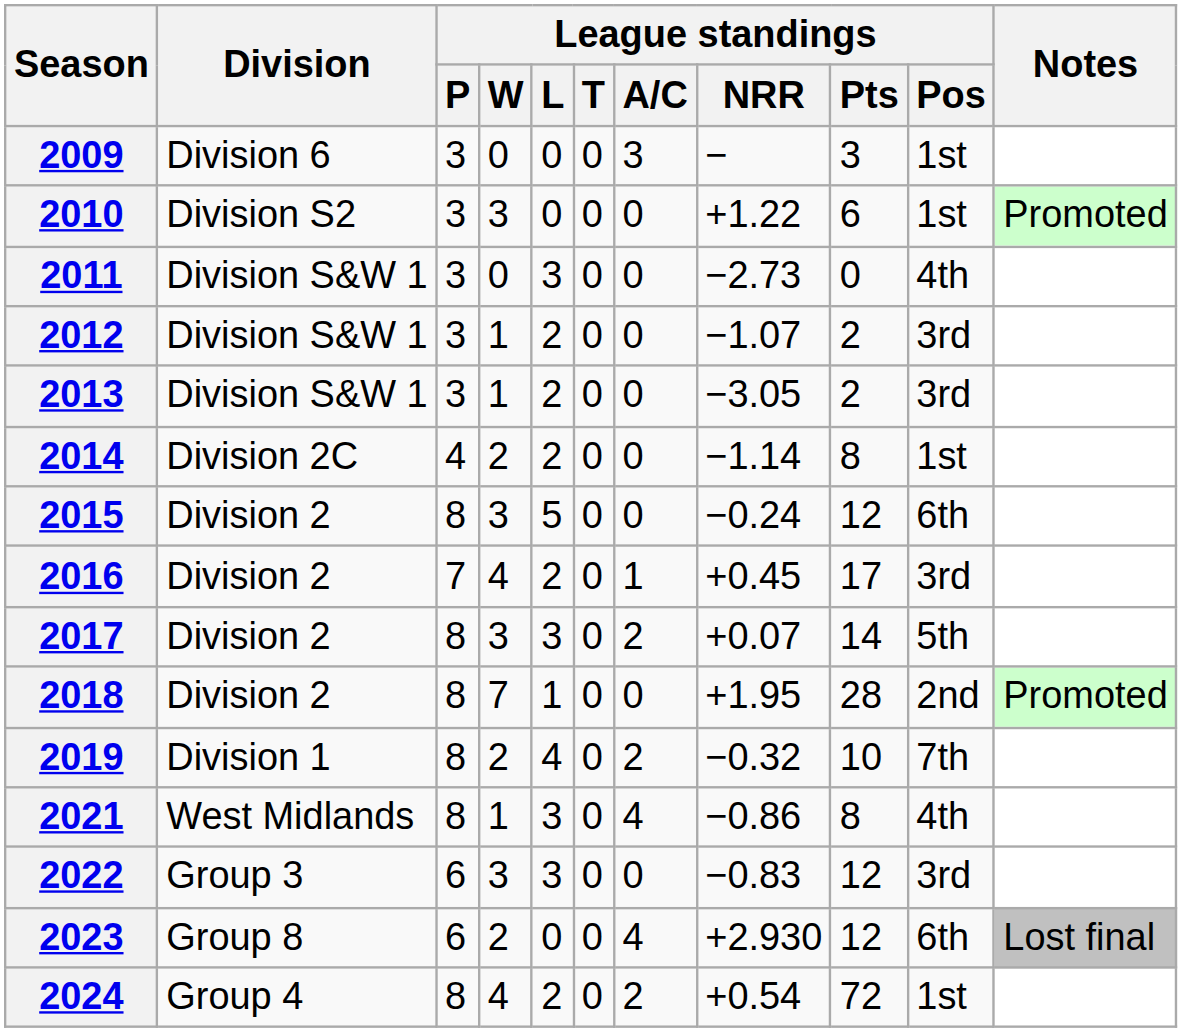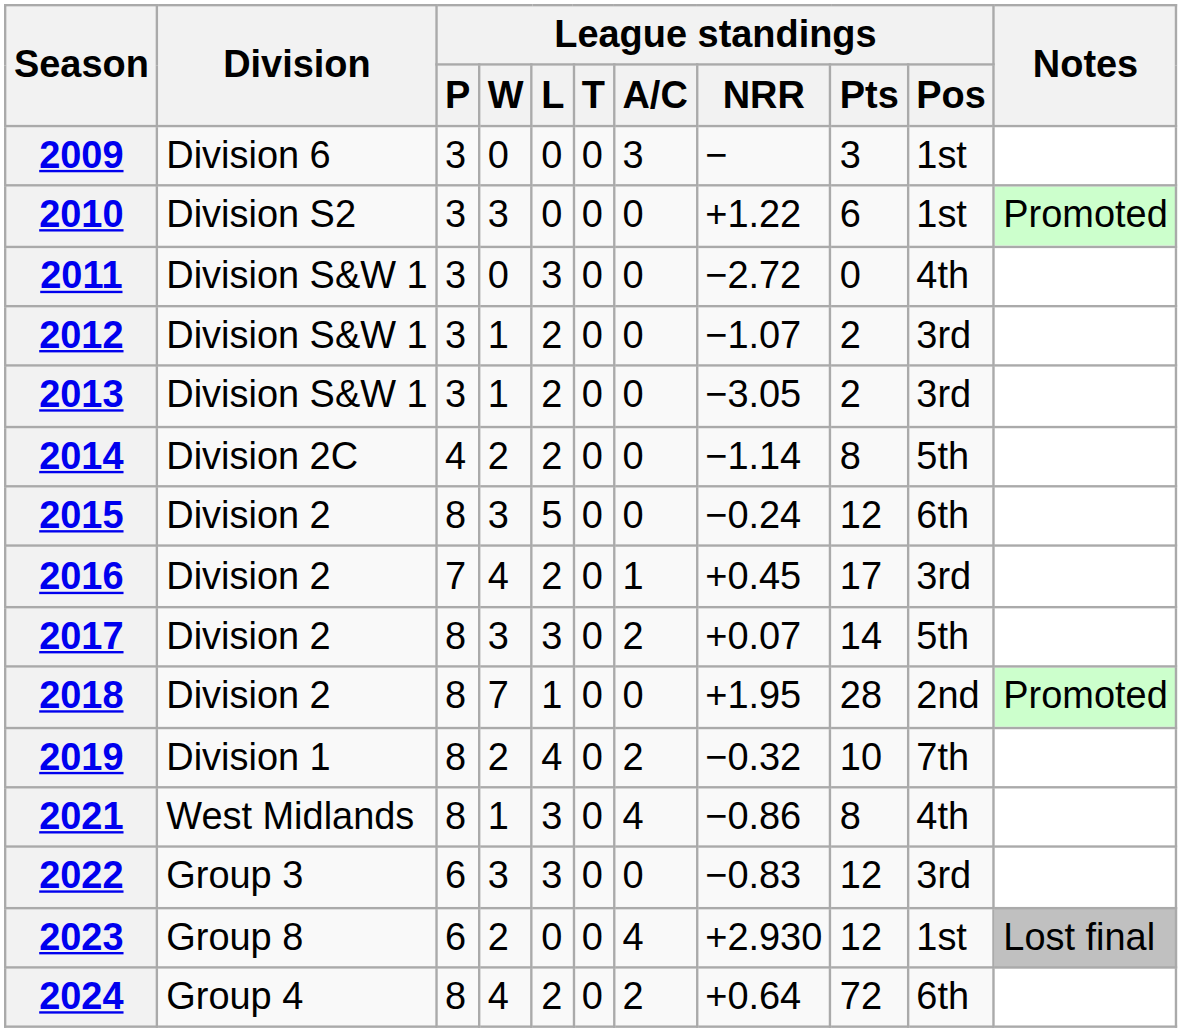(753, 275) −2.73 -> (753, 275) −2.72
(942, 455) 1st -> (943, 455) 5th
(943, 936) 6th -> (942, 936) 1st
(753, 996) +0.54 -> (753, 996) +0.64
(942, 996) 1st -> (943, 996) 6th
